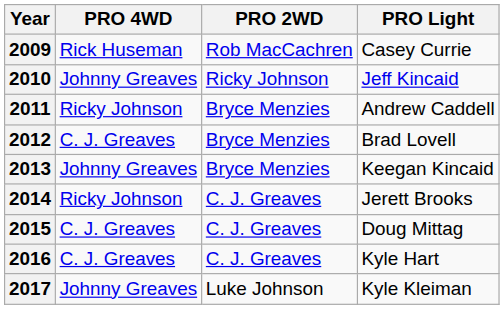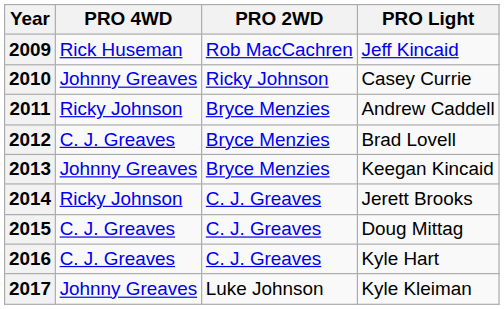(417, 49) Casey Currie -> (410, 49) Jeff Kincaid
(410, 79) Jeff Kincaid -> (417, 79) Casey Currie
